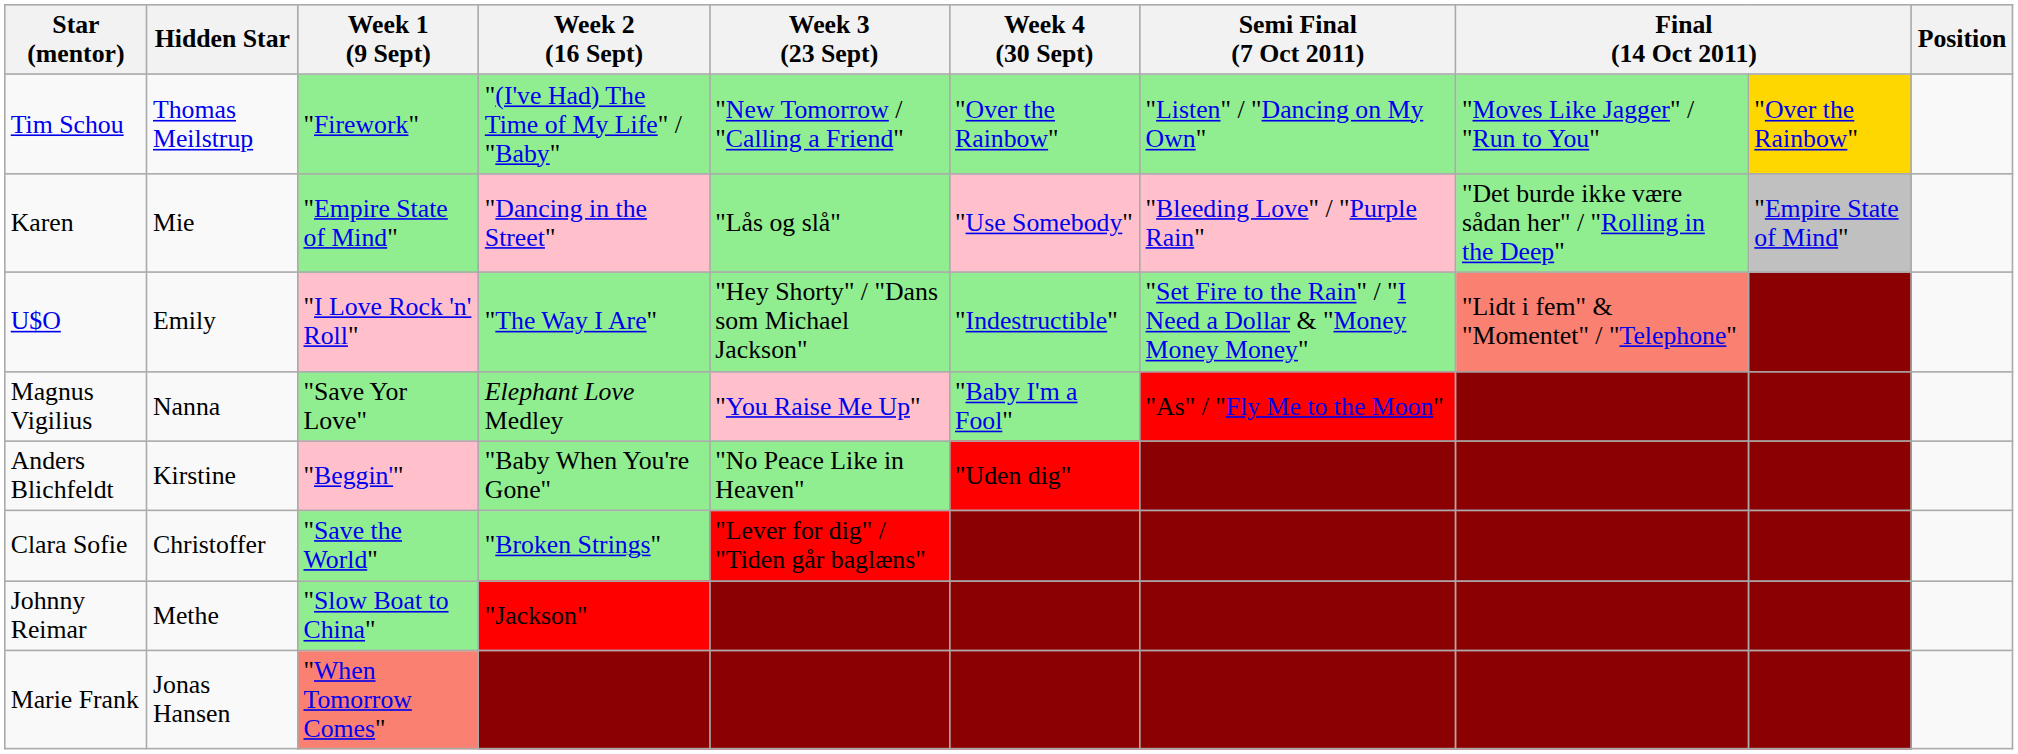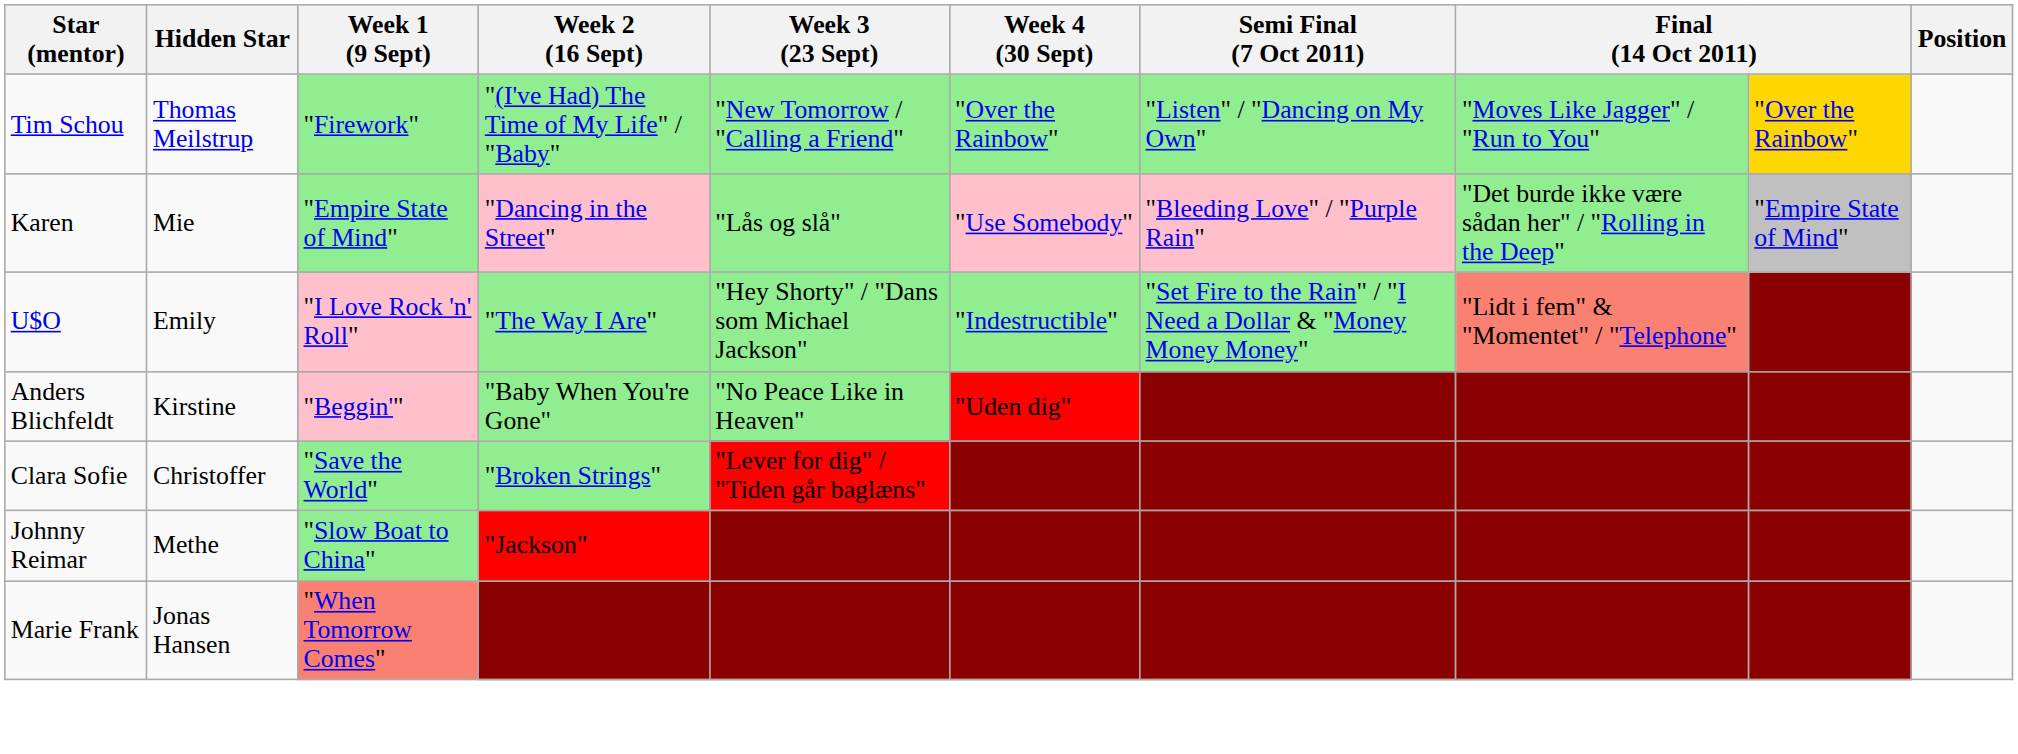- row: (52, 405)
